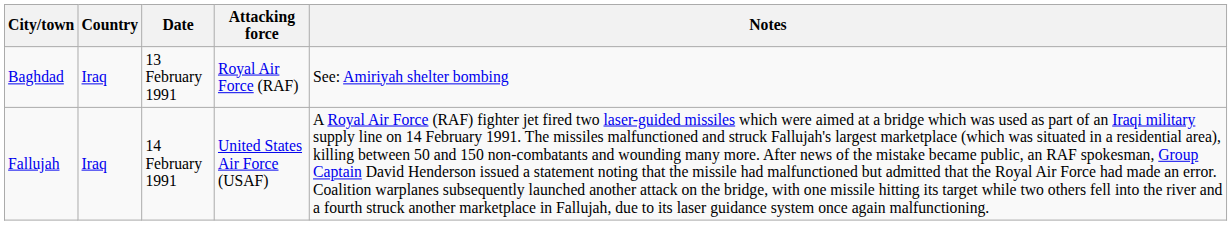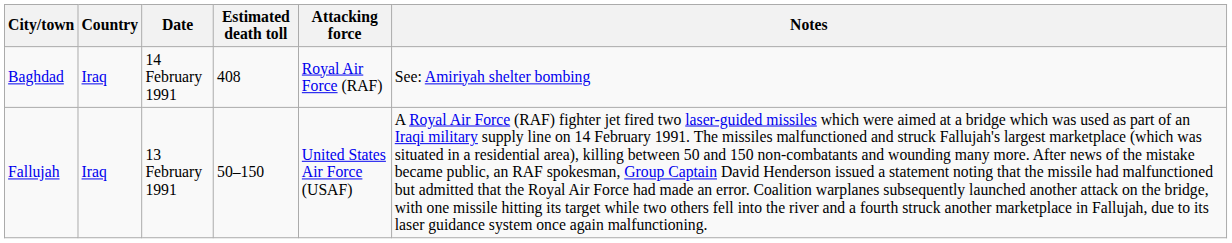+ column: (256, 25)
(174, 77) 13 February 1991 -> (174, 77) 14 February 1991
(174, 163) 14 February 1991 -> (174, 172) 13 February 1991
